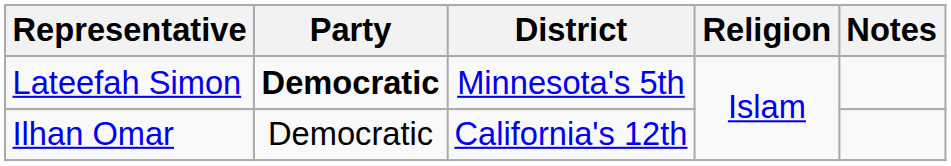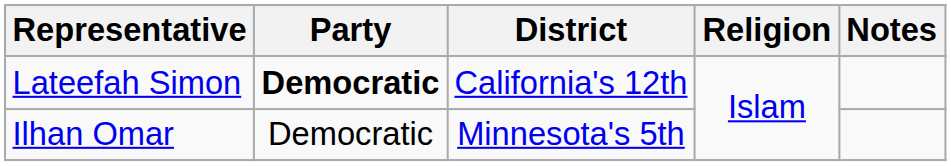(571, 82) Minnesota's 5th -> (571, 82) California's 12th
(571, 133) California's 12th -> (571, 133) Minnesota's 5th
